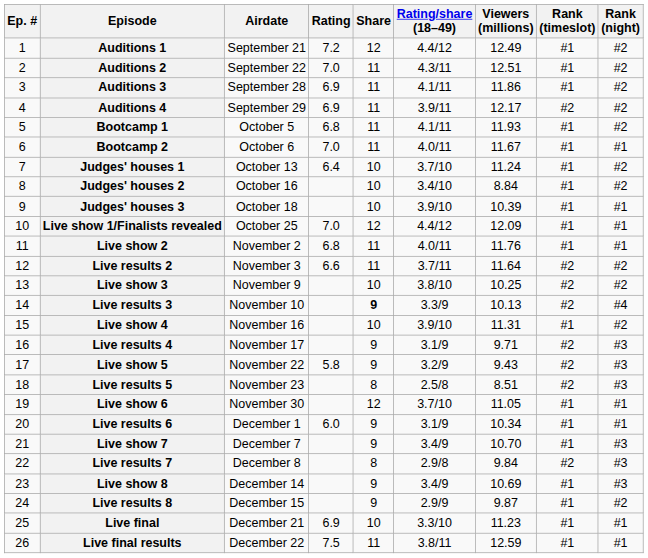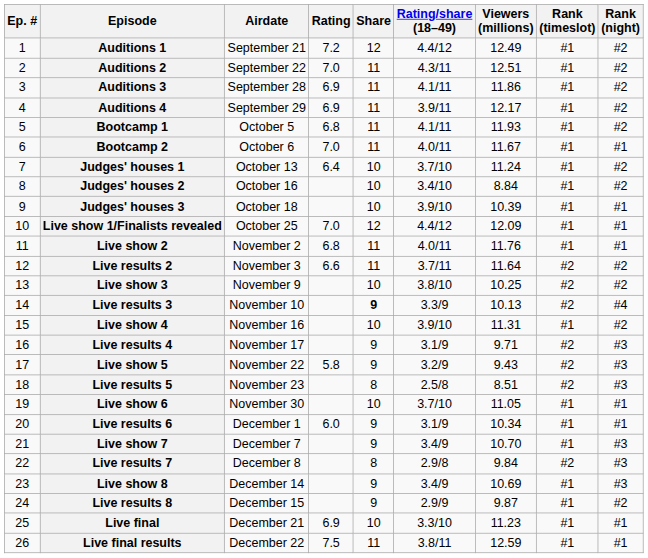(567, 107) #2 -> (567, 107) #1
(374, 404) 12 -> (374, 404) 10
